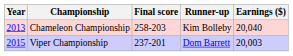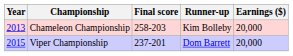(249, 27) 20,040 -> (249, 27) 20,000
(249, 43) 20,003 -> (249, 43) 20,000
